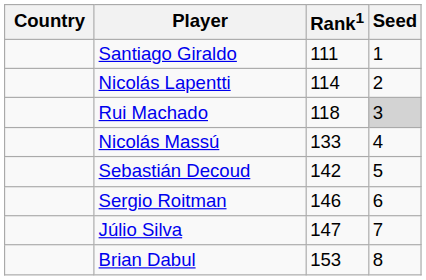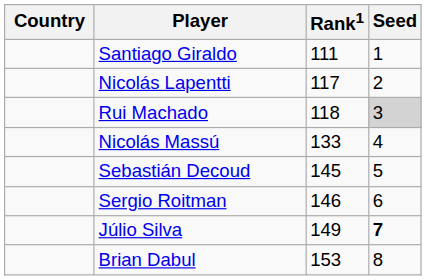(325, 83) 114 -> (325, 83) 117
(326, 171) 142 -> (326, 171) 145
(326, 230) 147 -> (326, 230) 149
(378, 230) normal -> (378, 230) bold
